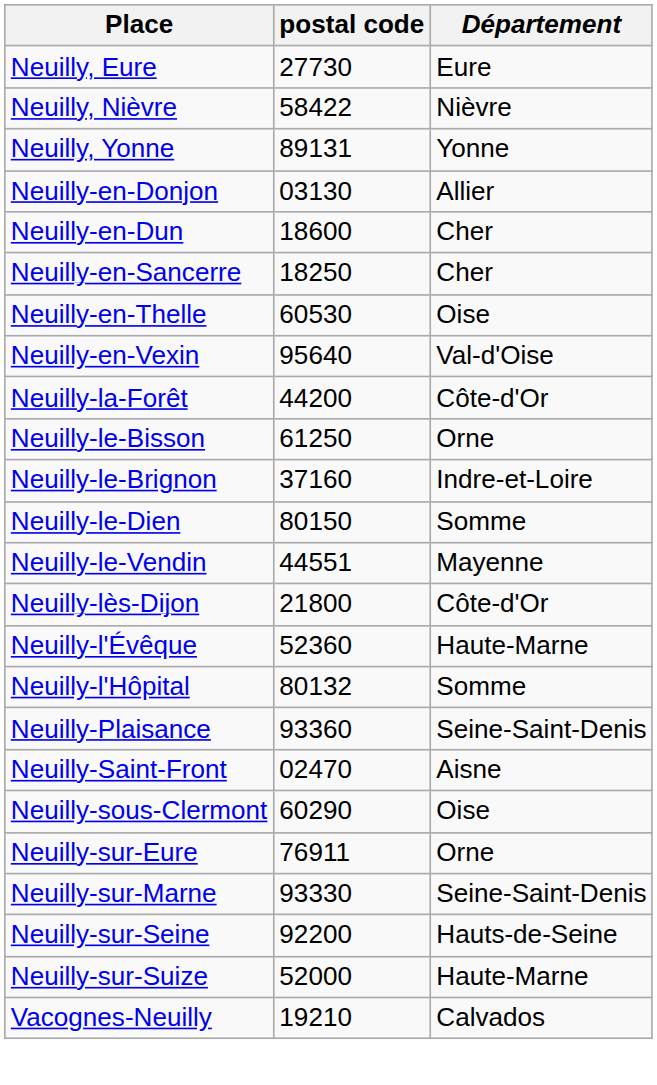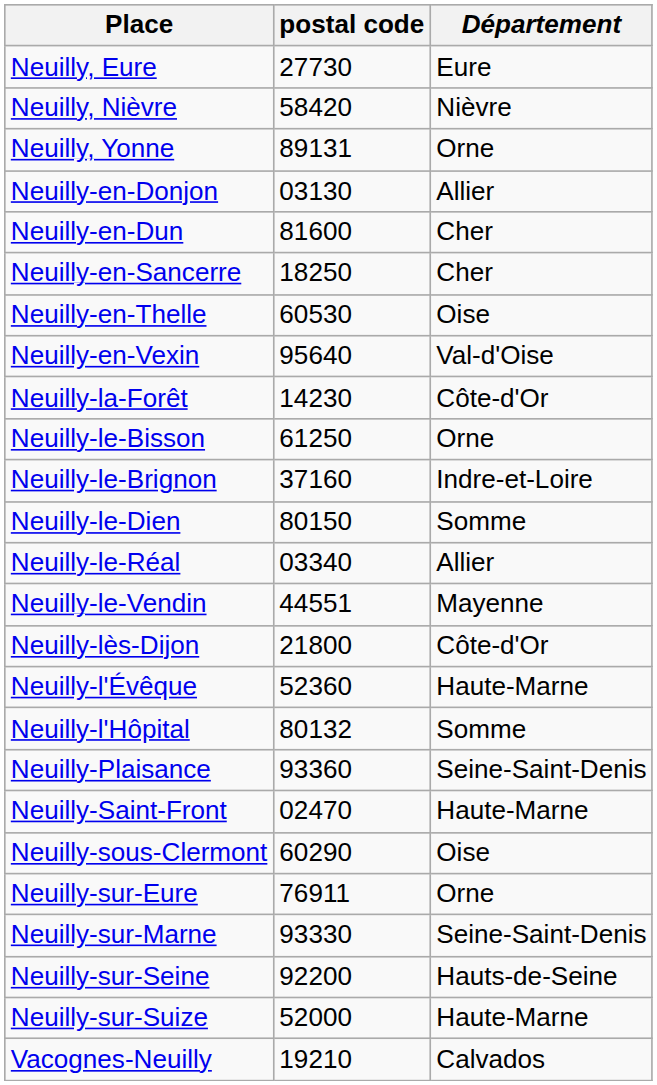(316, 107) 58422 -> (316, 107) 58420
(473, 149) Yonne -> (465, 149) Orne
(316, 231) 18600 -> (316, 231) 81600
(316, 397) 44200 -> (316, 397) 14230
+ row: (96, 562)
(469, 769) Aisne -> (512, 811) Haute-Marne
